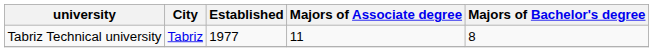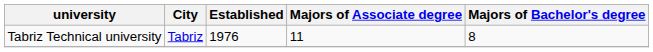(224, 36) 1977 -> (224, 36) 1976
